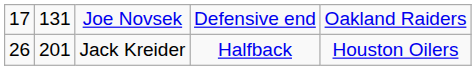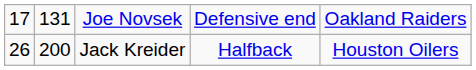(55, 49) 201 -> (55, 49) 200
